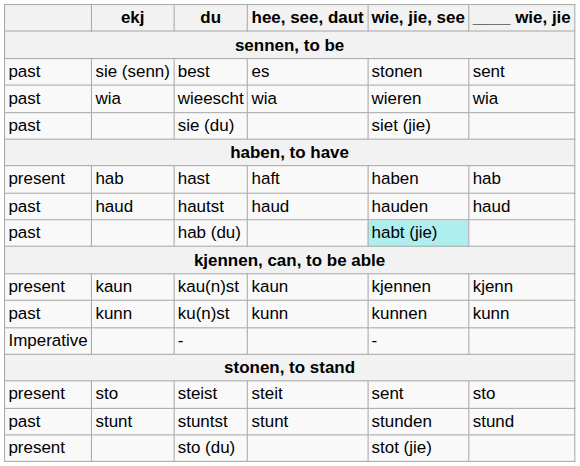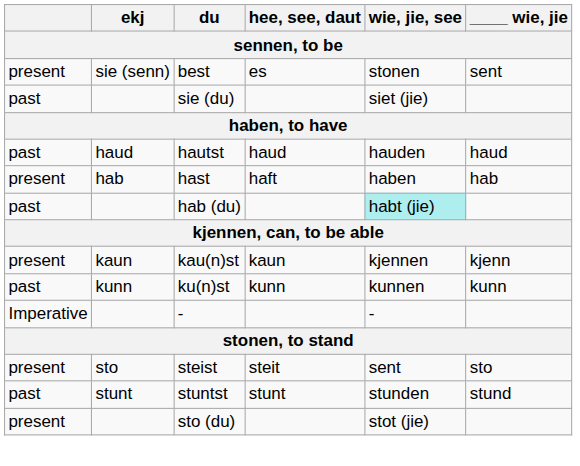(24, 71) past -> (37, 71) present
- row: (211, 98)
rows swapped: (194, 179) <-> (201, 206)
